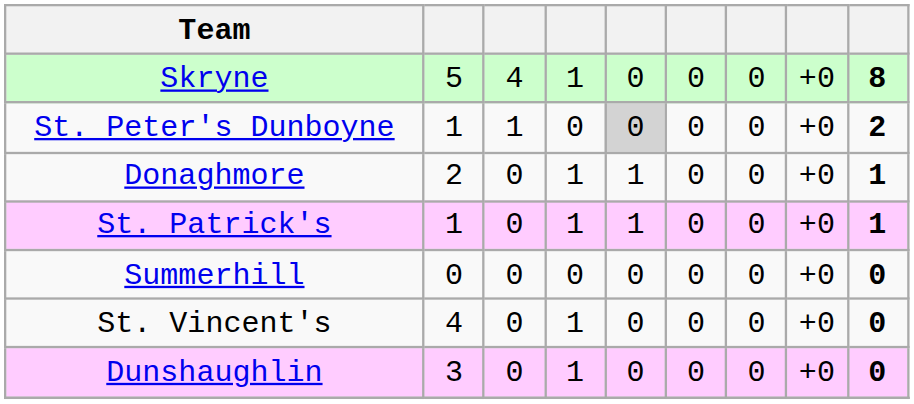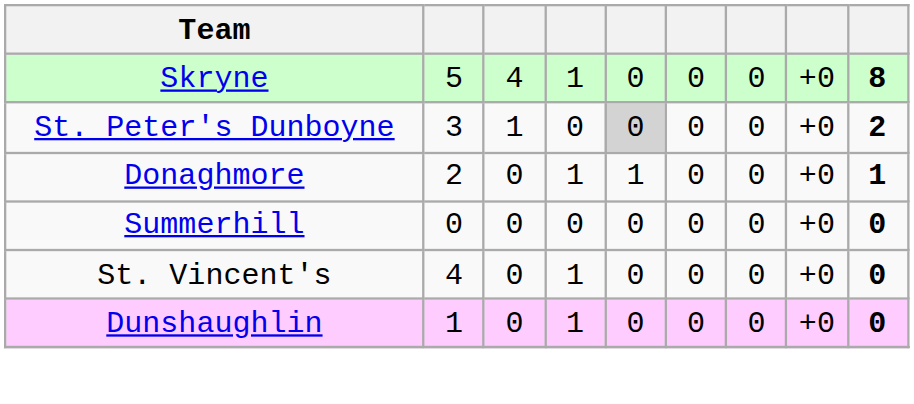(454, 128) 1 -> (454, 128) 3
- row: (214, 225)
(454, 372) 3 -> (454, 323) 1
